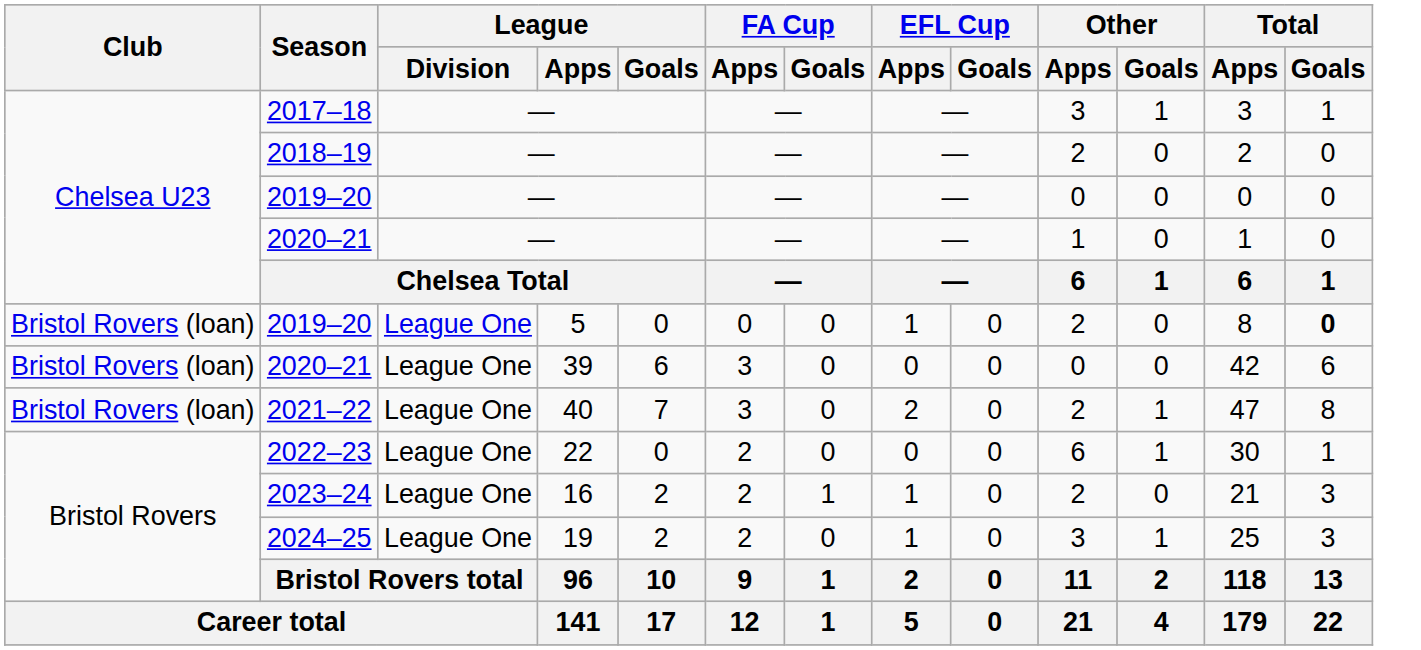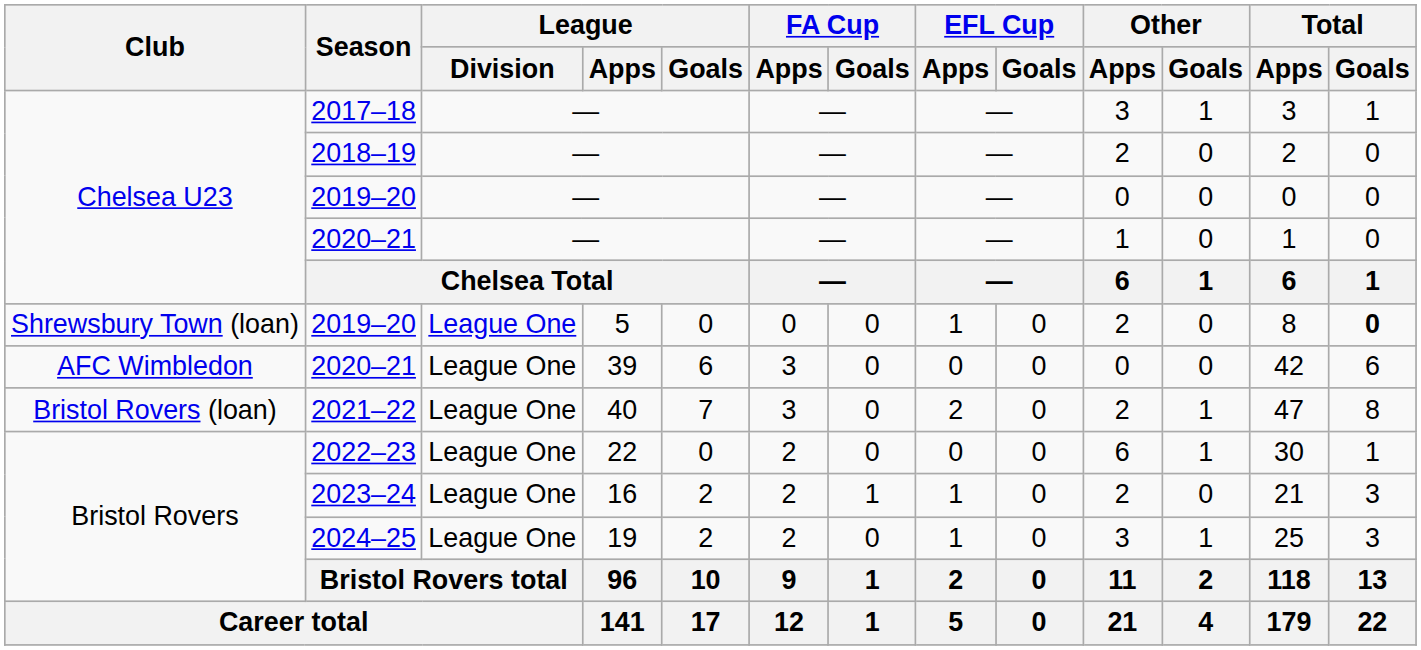(133, 324) Bristol Rovers (loan) -> (155, 324) Shrewsbury Town (loan)
(133, 366) Bristol Rovers (loan) -> (155, 366) AFC Wimbledon
